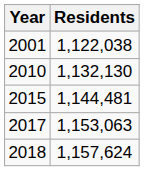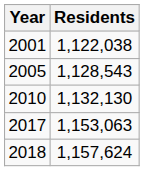+ row: (27, 71)
- row: (27, 98)
